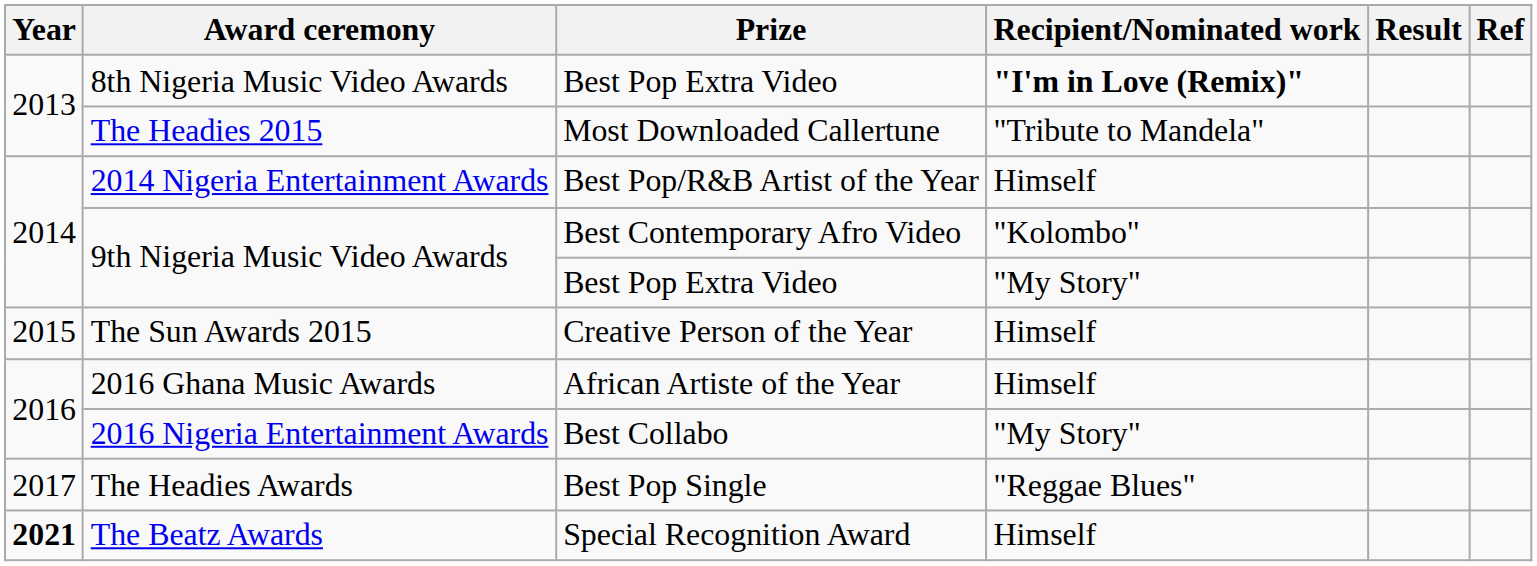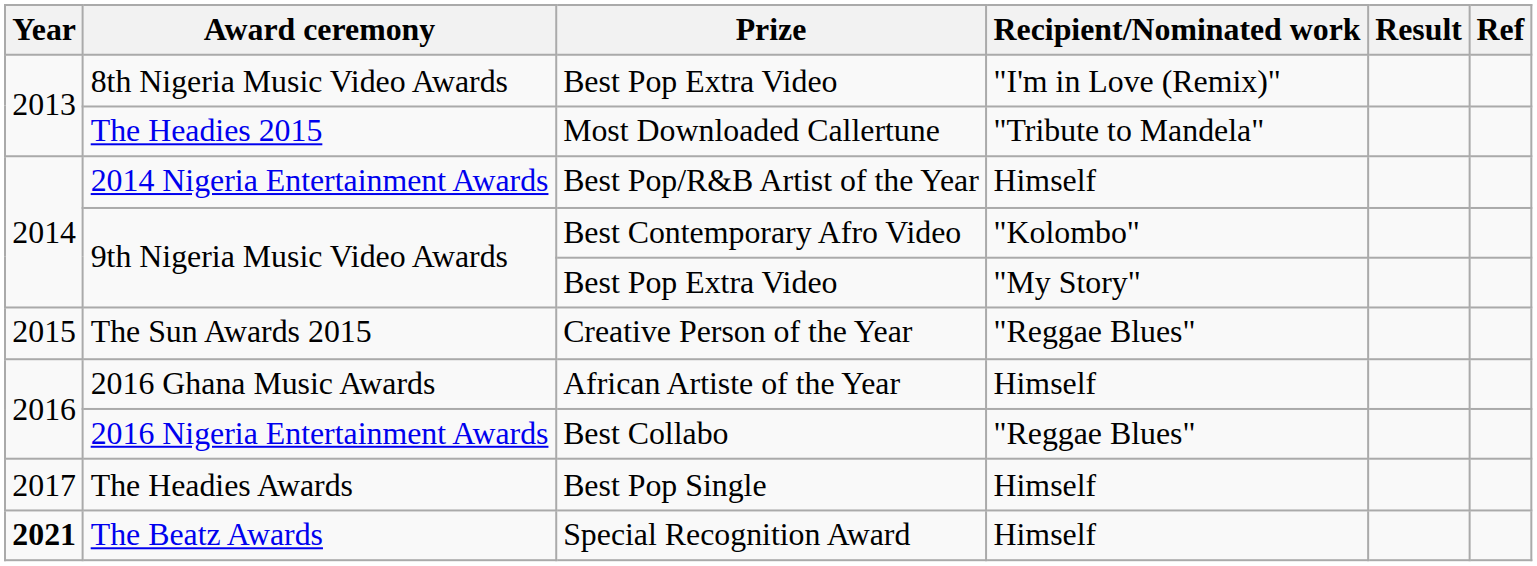(1149, 80) bold -> (1137, 80) normal
(1045, 332) Himself -> (1095, 332) "Reggae Blues"
(1067, 433) "My Story" -> (1095, 433) "Reggae Blues"
(1095, 484) "Reggae Blues" -> (1045, 484) Himself
